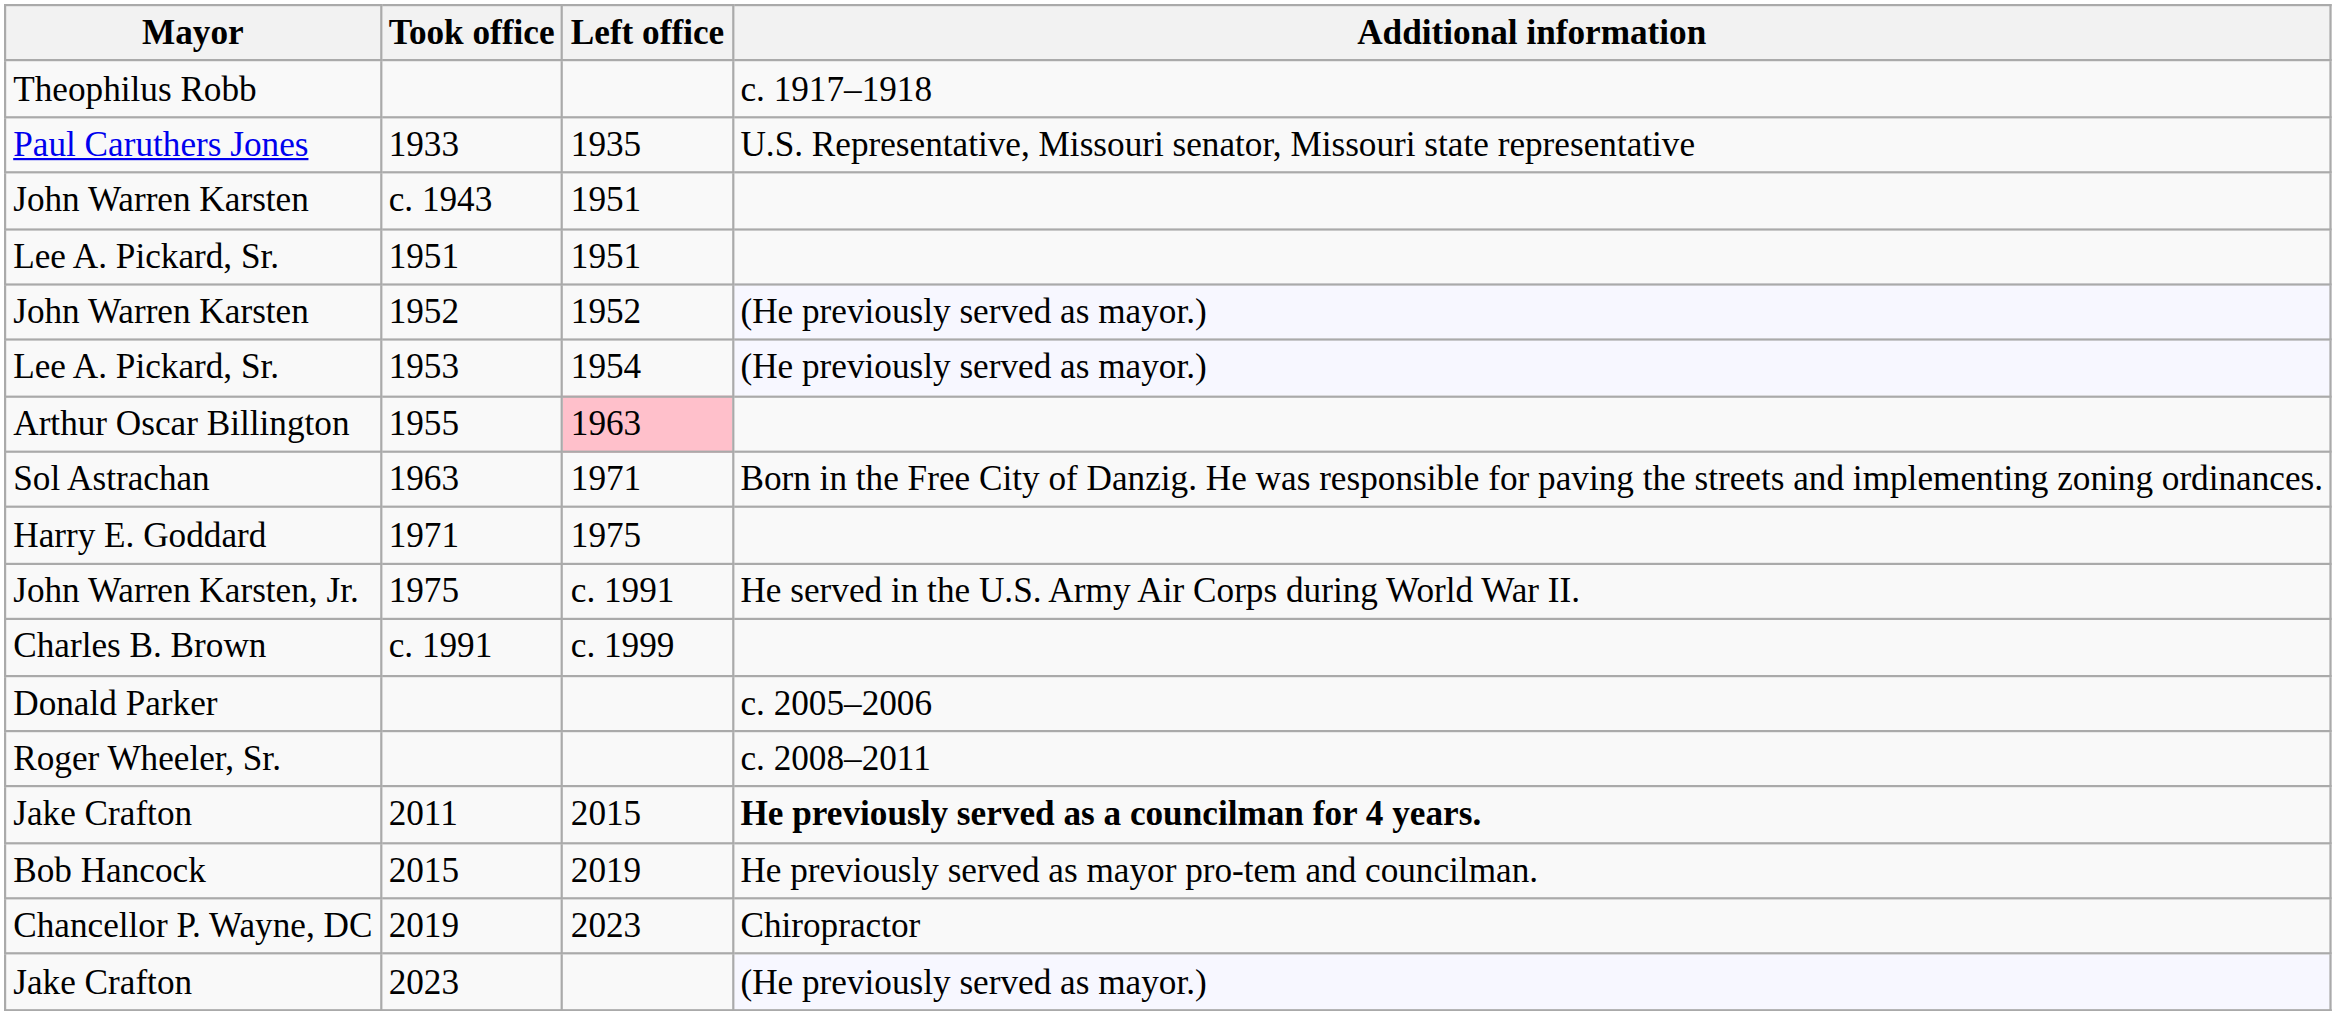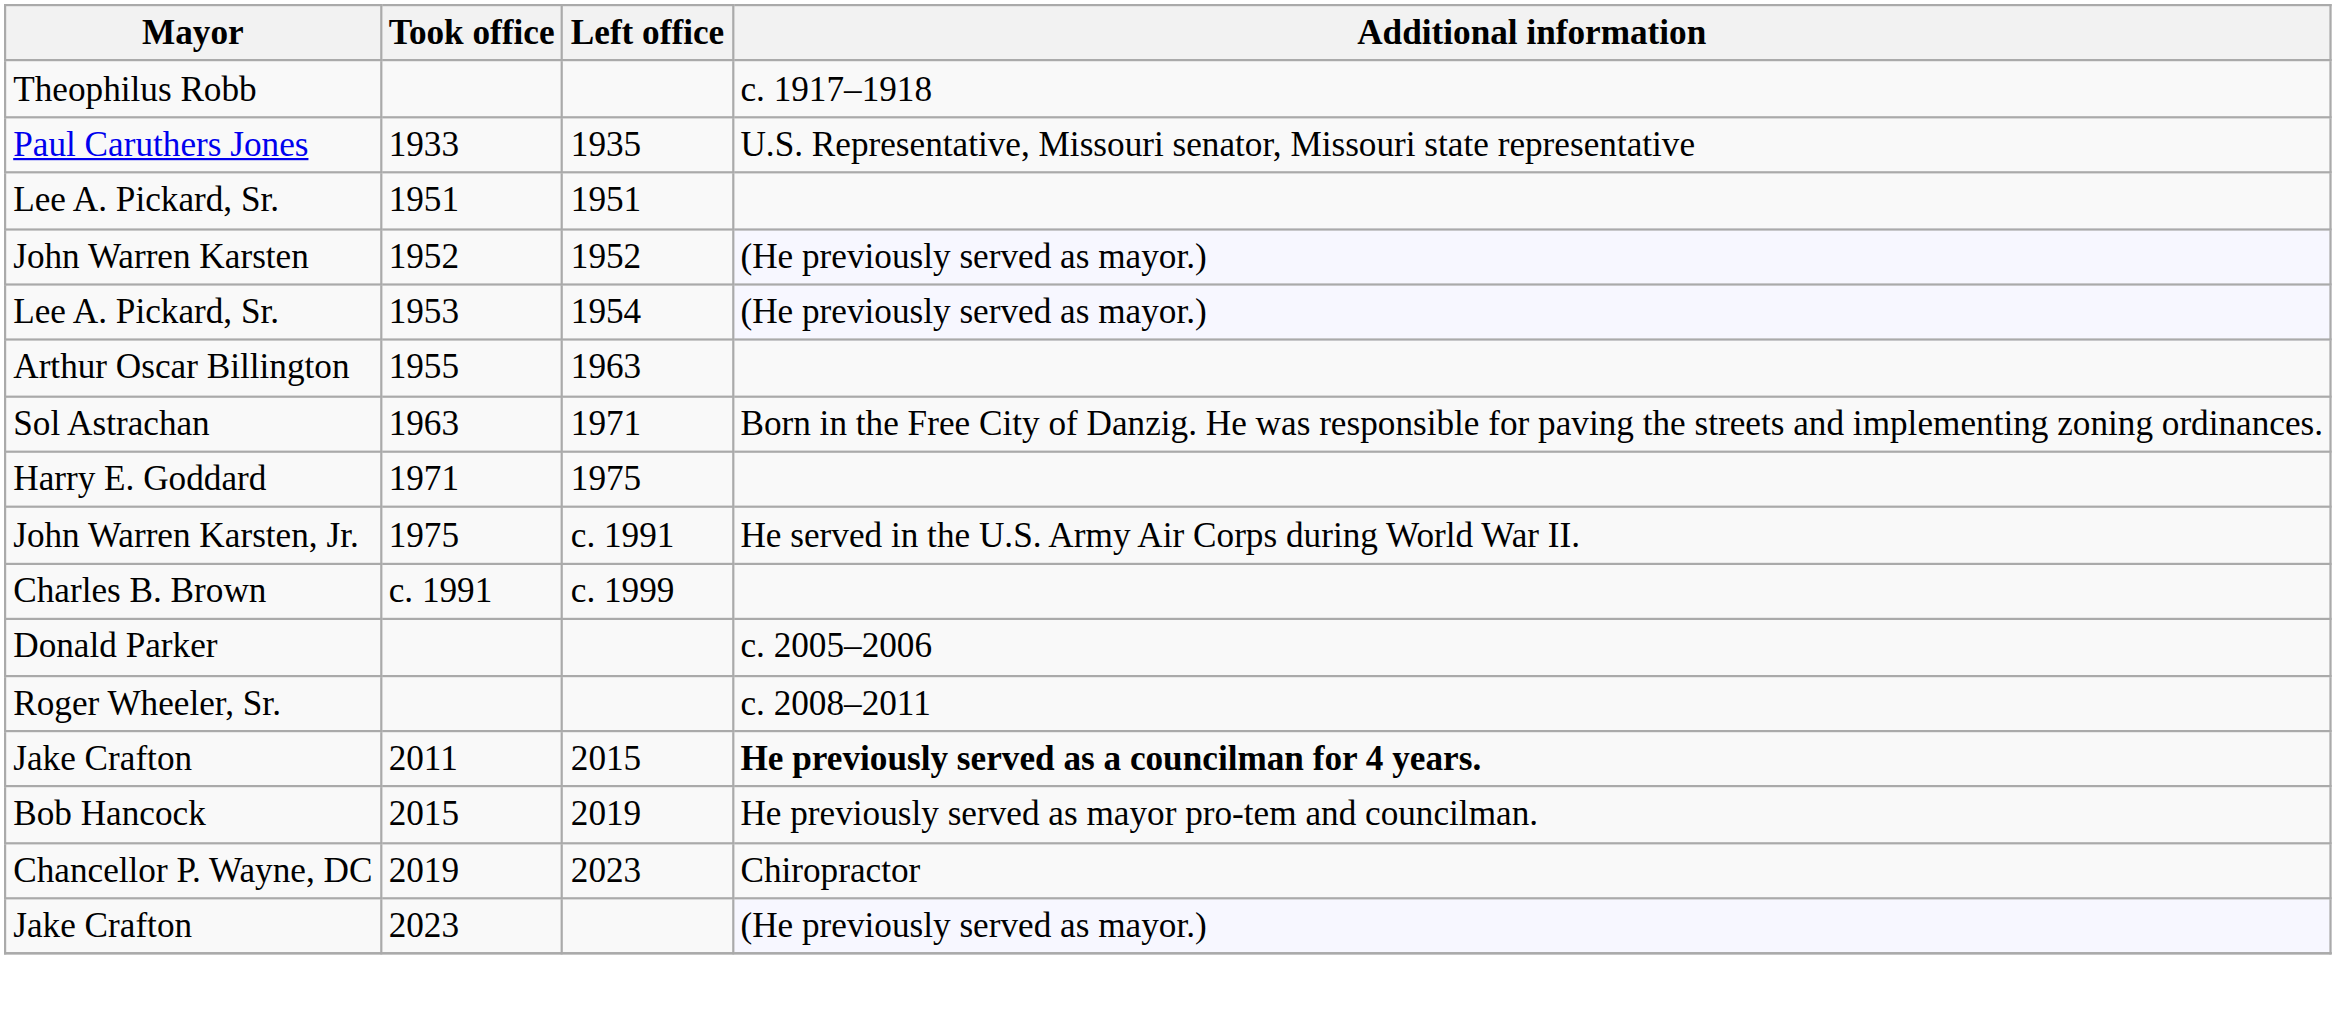- row: (161, 199)
(606, 423) pink background -> (606, 367) no background
